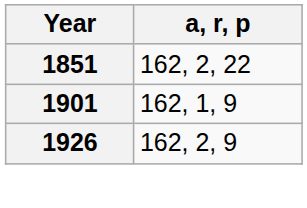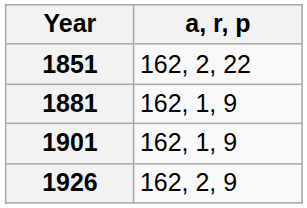+ row: (70, 103)
